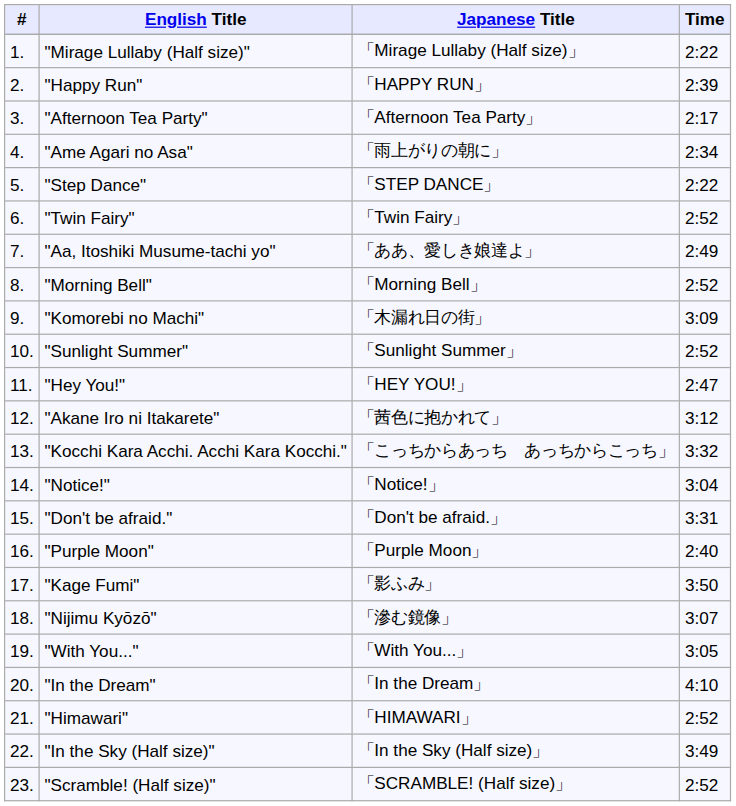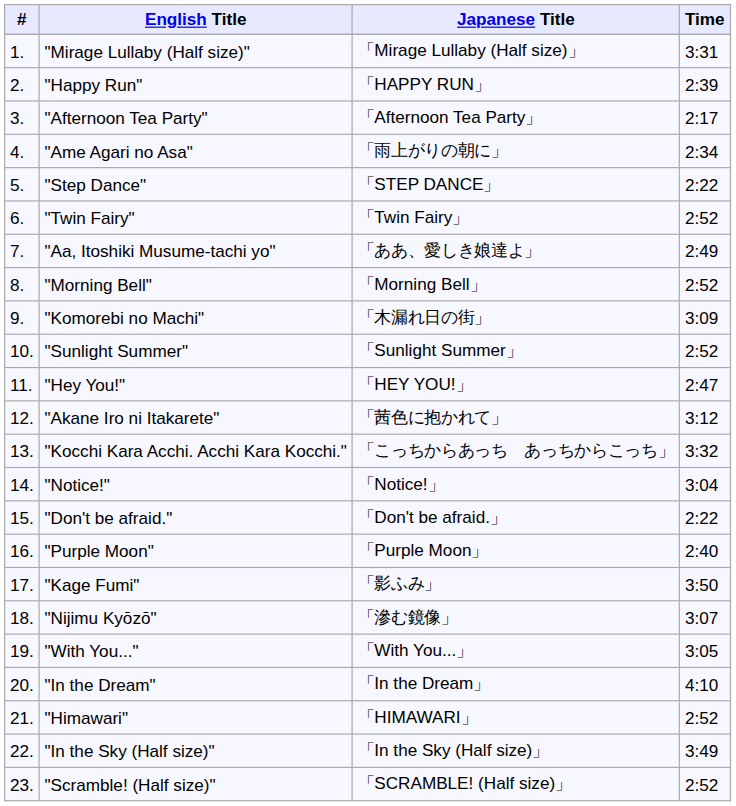(702, 51) 2:22 -> (702, 51) 3:31
(702, 518) 3:31 -> (702, 518) 2:22
